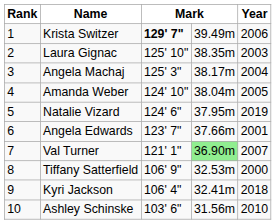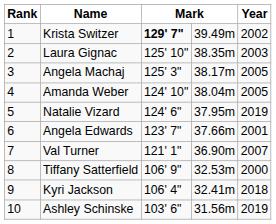(254, 33) 2006 -> (254, 33) 2002
(254, 72) 2004 -> (254, 72) 2005
(215, 151) lightgreen background -> (215, 151) no background
(254, 209) 2010 -> (254, 209) 2019
